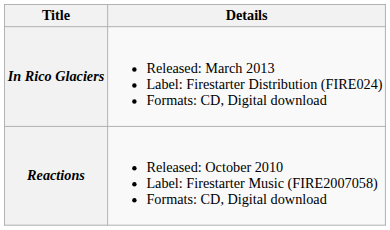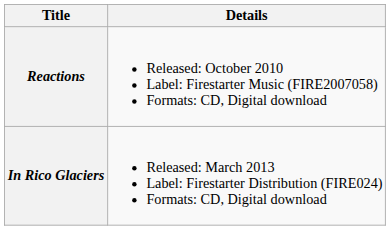rows swapped: (56, 175) <-> (56, 76)
